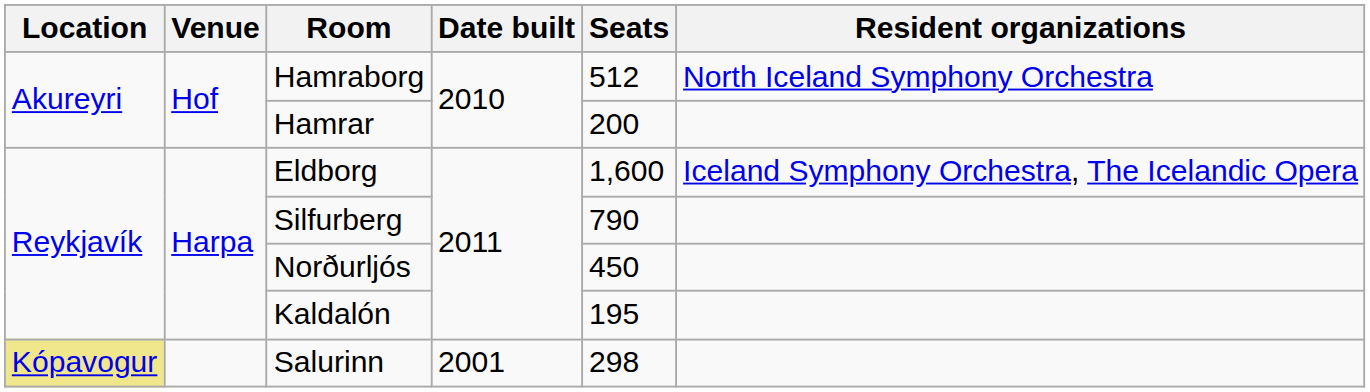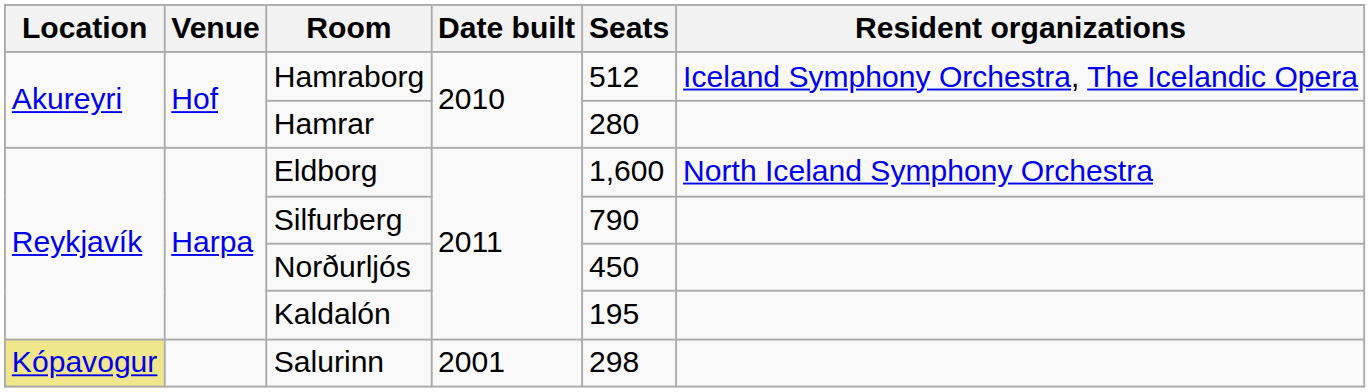(918, 76) North Iceland Symphony Orchestra -> (1021, 76) Iceland Symphony Orchestra, The Icelandic Opera
(614, 123) 200 -> (614, 123) 280
(1021, 171) Iceland Symphony Orchestra, The Icelandic Opera -> (918, 171) North Iceland Symphony Orchestra
